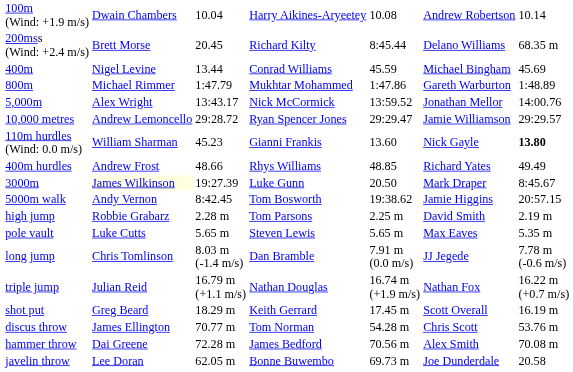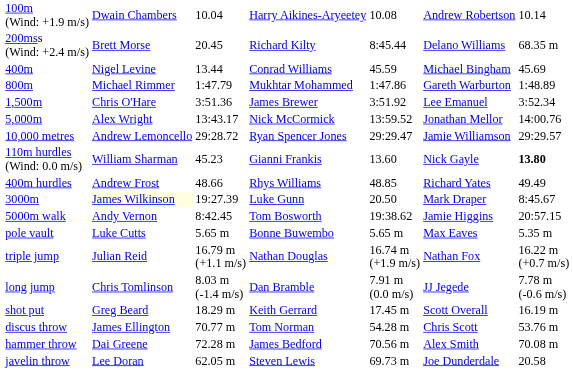+ row: (24, 102)
- row: (30, 216)
(282, 233) Steven Lewis -> (292, 233) Bonne Buwembo
rows swapped: (30, 256) <-> (32, 287)
(292, 360) Bonne Buwembo -> (282, 360) Steven Lewis
